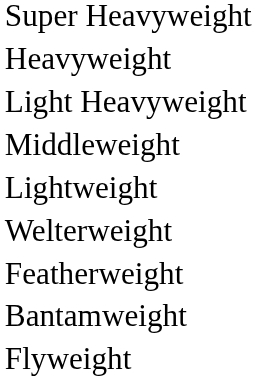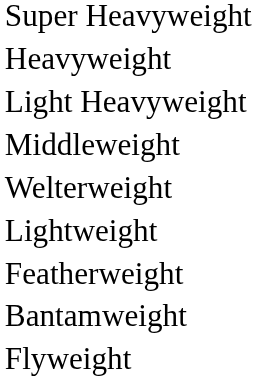rows swapped: (89, 230) <-> (81, 187)
